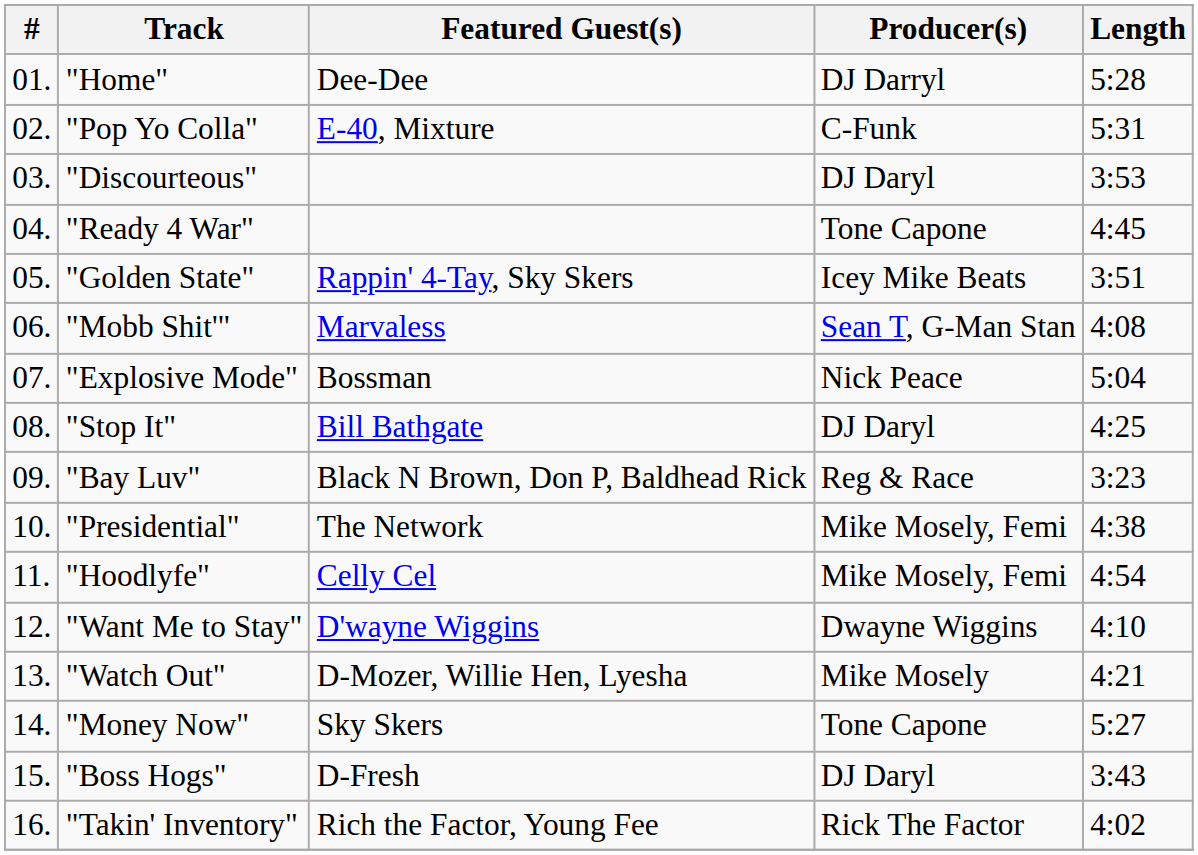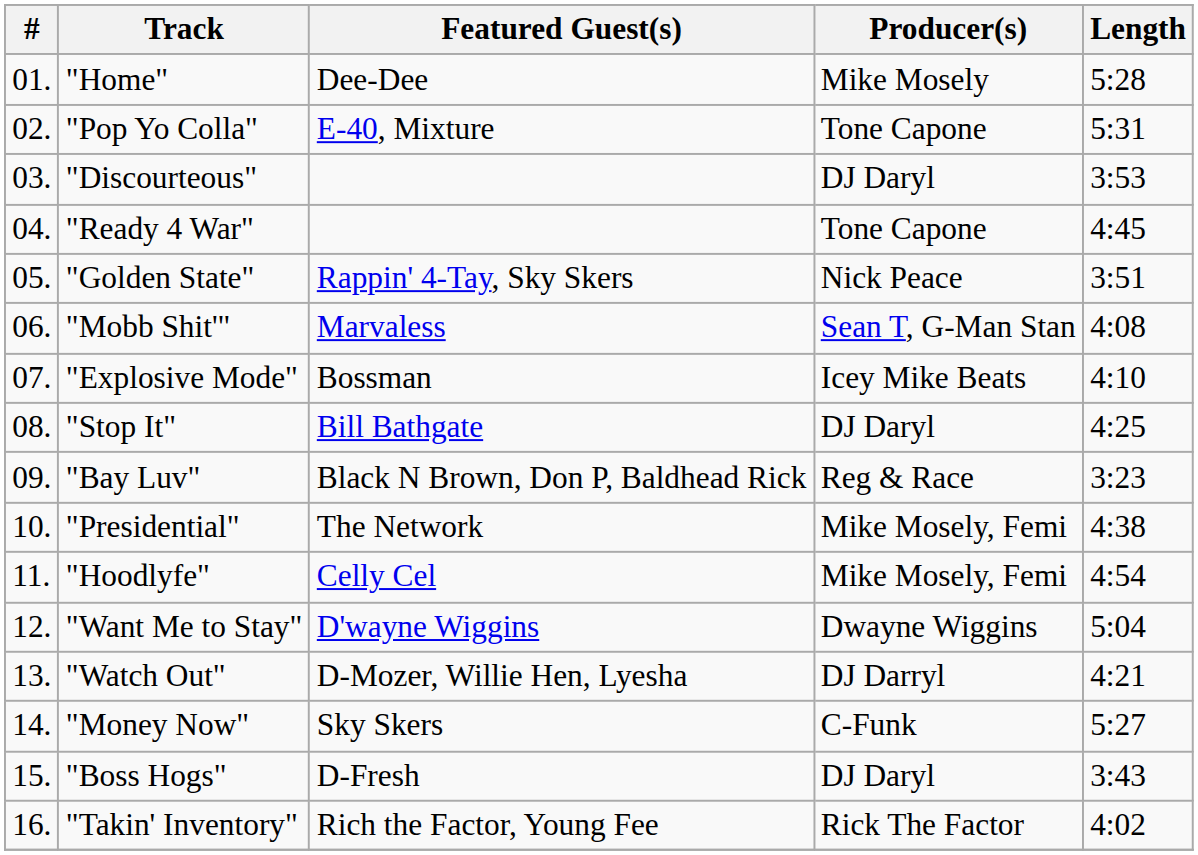(883, 79) DJ Darryl -> (905, 79) Mike Mosely
(869, 128) C-Funk -> (904, 128) Tone Capone
(924, 278) Icey Mike Beats -> (892, 278) Nick Peace
(892, 377) Nick Peace -> (924, 377) Icey Mike Beats
(1118, 377) 5:04 -> (1118, 377) 4:10
(1118, 626) 4:10 -> (1118, 626) 5:04
(905, 675) Mike Mosely -> (883, 675) DJ Darryl
(904, 725) Tone Capone -> (869, 725) C-Funk
